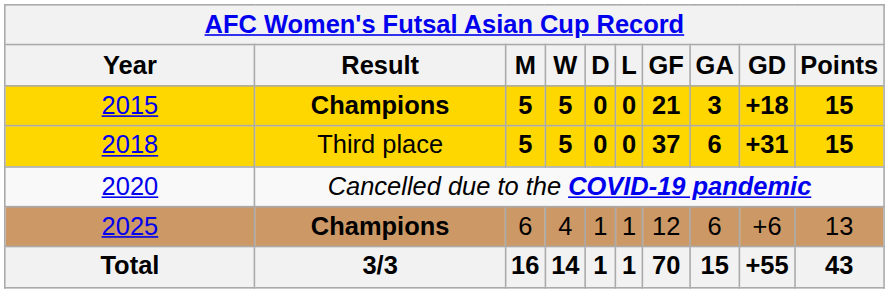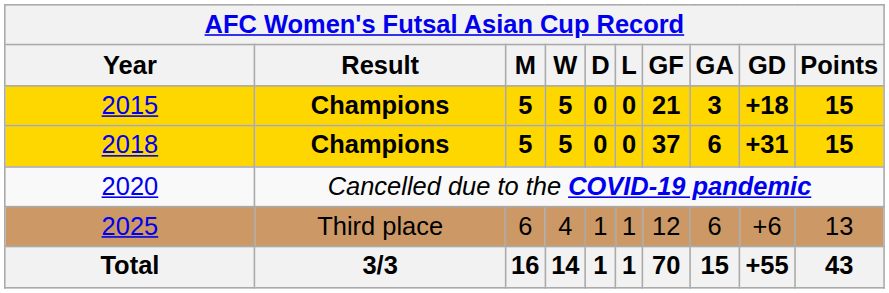(380, 145) Third place -> (380, 145) Champions
(380, 226) Champions -> (380, 226) Third place
